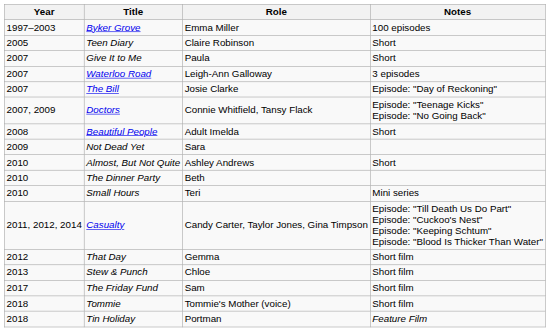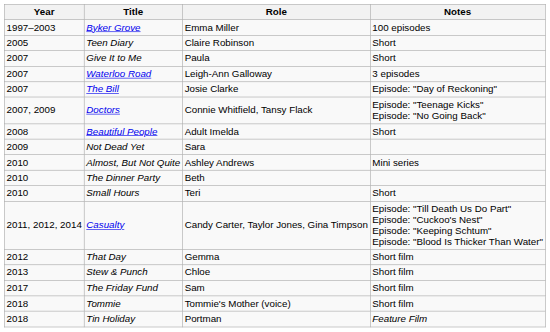(384, 162) Short -> (396, 162) Mini series
(396, 193) Mini series -> (384, 193) Short
